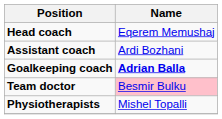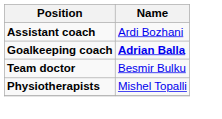- row: (39, 31)
(152, 86) pink background -> (152, 68) no background
